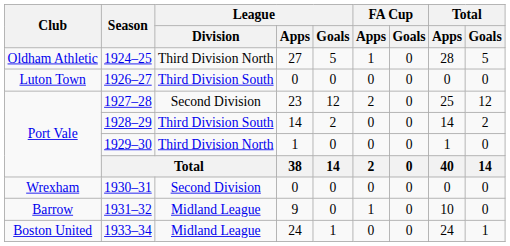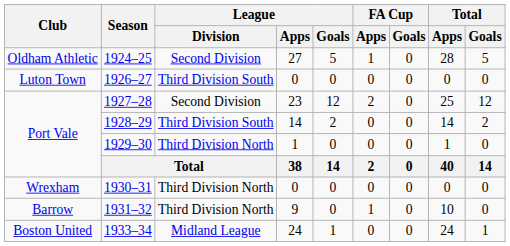(216, 58) Third Division North -> (216, 58) Second Division
(216, 187) Second Division -> (216, 187) Third Division North
(216, 209) Midland League -> (216, 209) Third Division North
